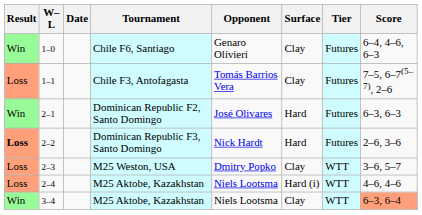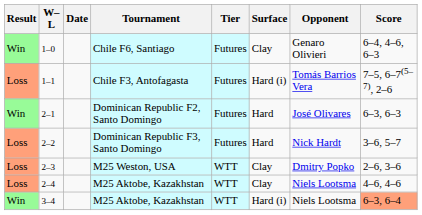columns swapped: (342, 19) <-> (247, 19)
(295, 81) Clay -> (269, 81) Hard (i)
(17, 143) bold -> (17, 143) normal
(382, 143) 2–6, 3–6 -> (382, 143) 3–6, 5–7
(382, 166) 3–6, 5–7 -> (382, 166) 2–6, 3–6
(302, 183) Hard (i) -> (262, 183) Clay
(295, 200) Clay -> (269, 200) Hard (i)
